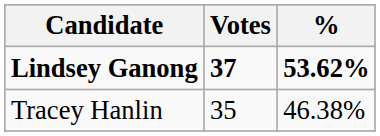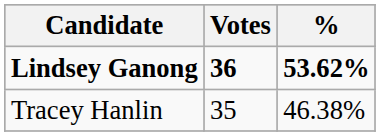(223, 67) 37 -> (223, 67) 36
